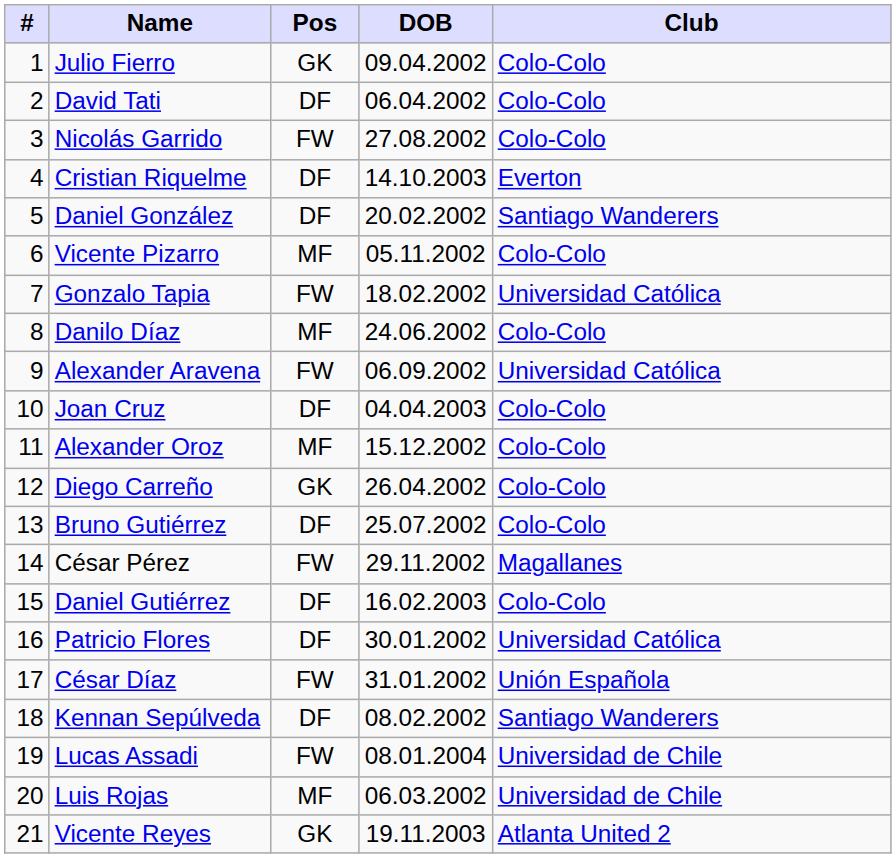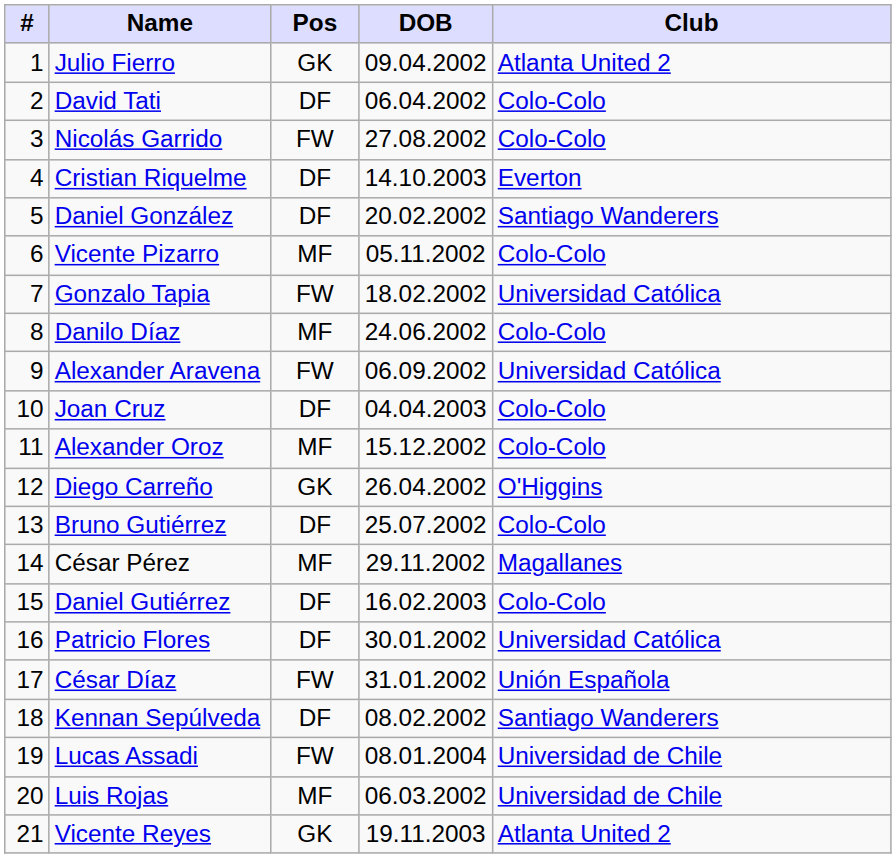(552, 62) Colo-Colo -> (584, 62) Atlanta United 2
(552, 486) Colo-Colo -> (550, 486) O'Higgins
(315, 563) FW -> (315, 563) MF
